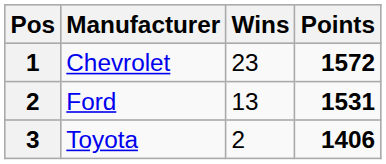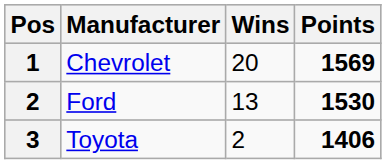(245, 63) 23 -> (245, 63) 20
(348, 63) 1572 -> (348, 63) 1569
(348, 101) 1531 -> (348, 101) 1530
